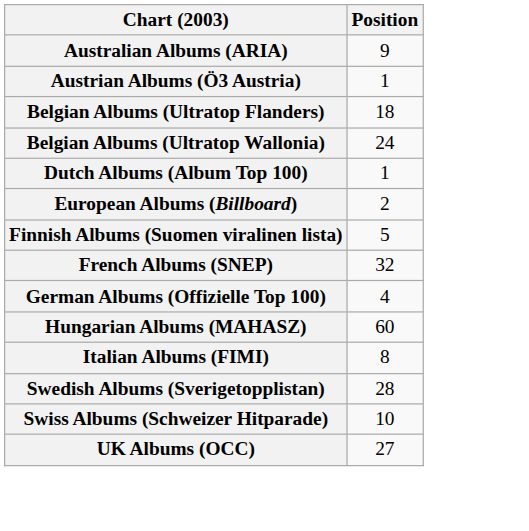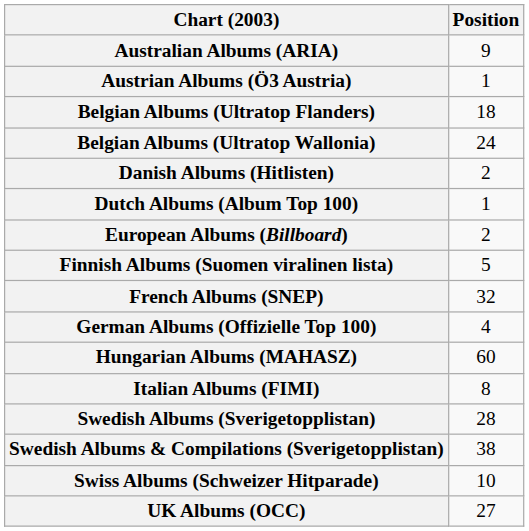+ row: (226, 173)
+ row: (226, 449)
